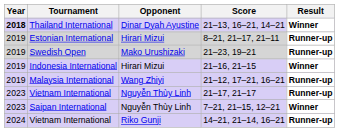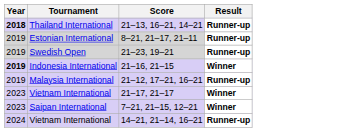- column: (160, 12)
(303, 25) Winner -> (229, 25) Runner-up
(16, 66) normal -> (16, 66) bold
(311, 93) Runner-up -> (221, 93) Winner
